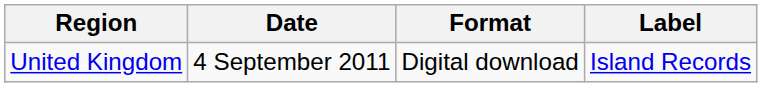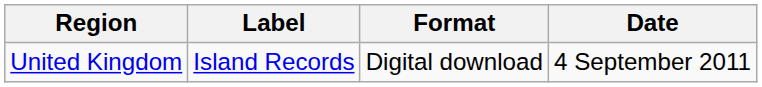columns swapped: (292, 23) <-> (670, 23)
